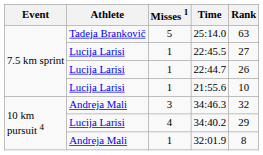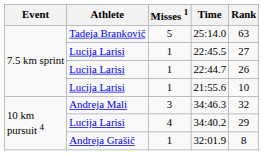(98, 141) Andreja Mali -> (102, 141) Andreja Grašič
